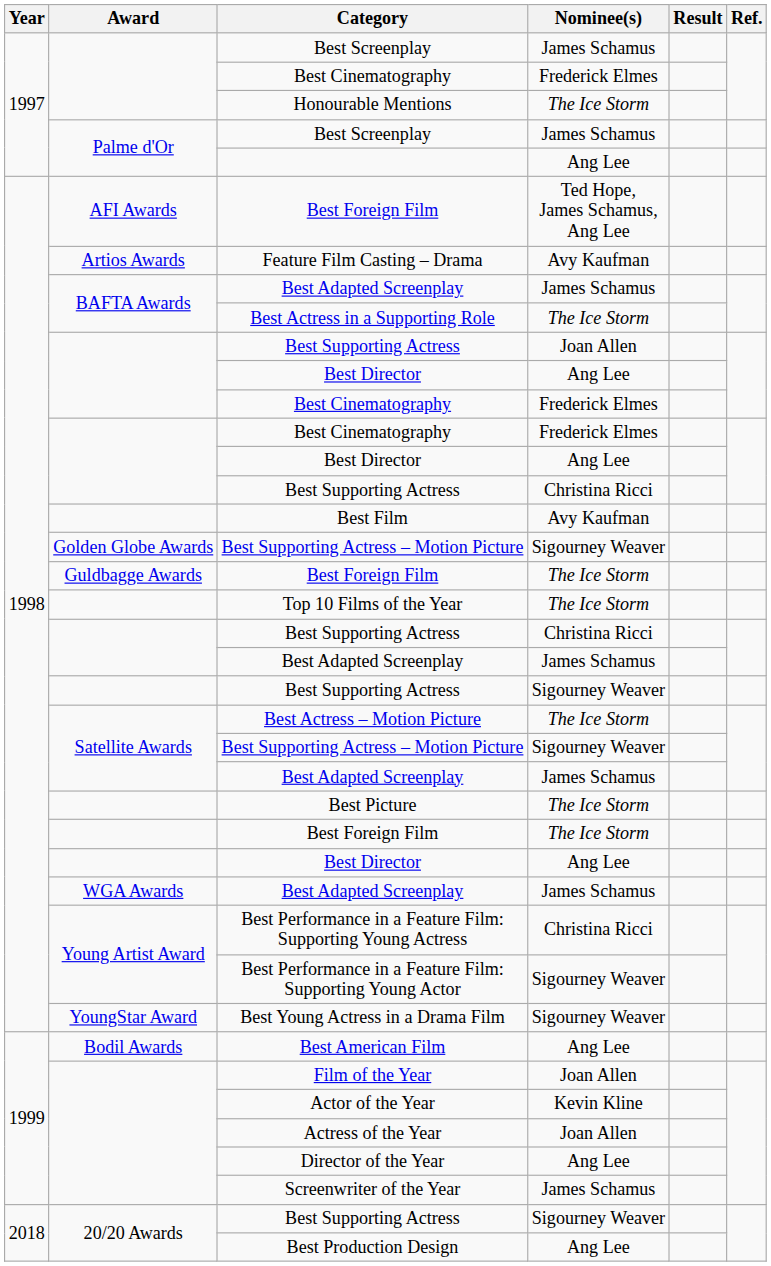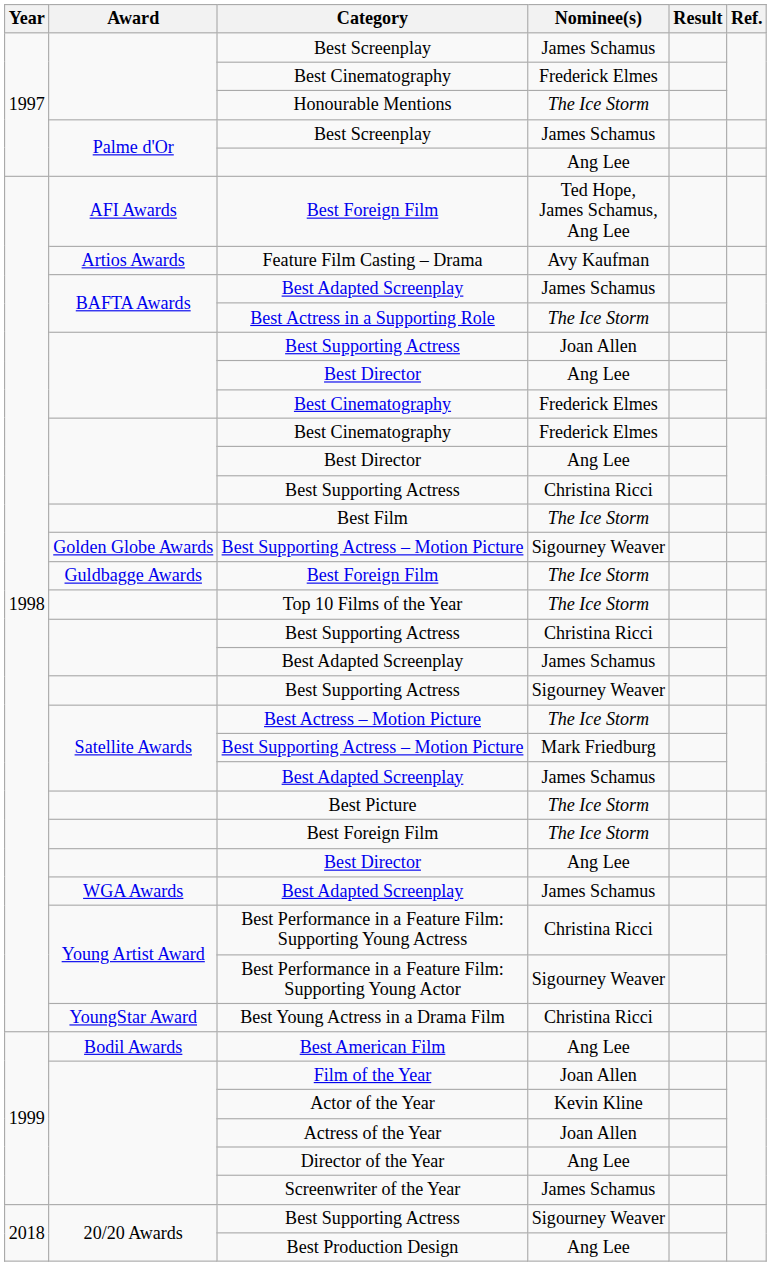(598, 518) Avy Kaufman -> (598, 518) The Ice Storm
(598, 747) Sigourney Weaver -> (598, 747) Mark Friedburg
(598, 1017) Sigourney Weaver -> (598, 1017) Christina Ricci
